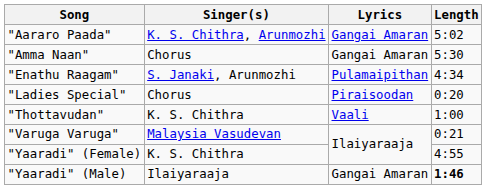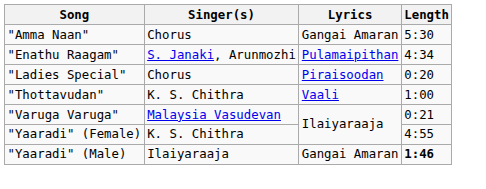- row: (59, 35)
